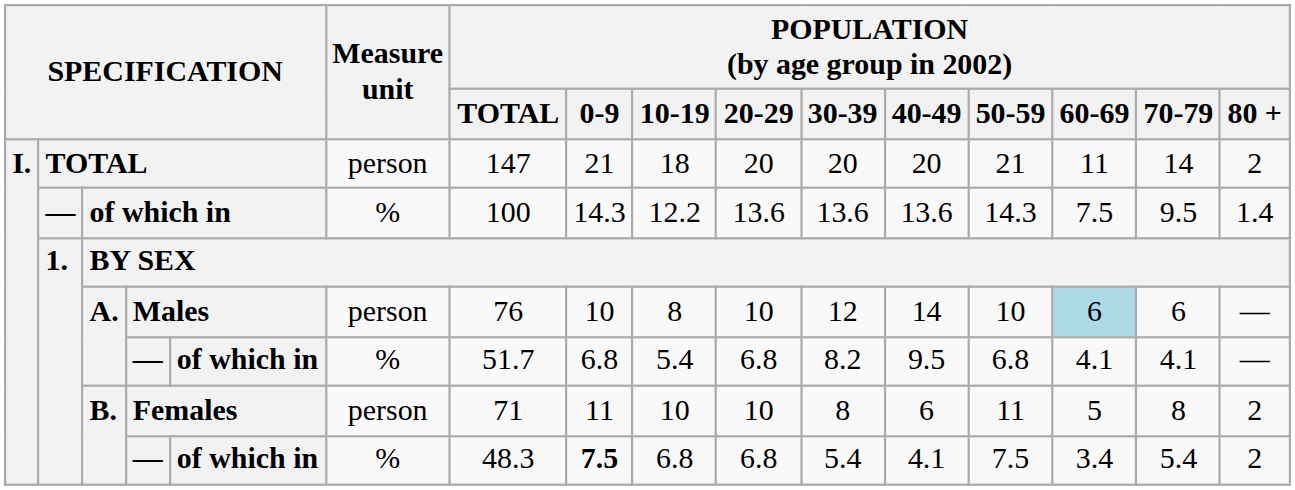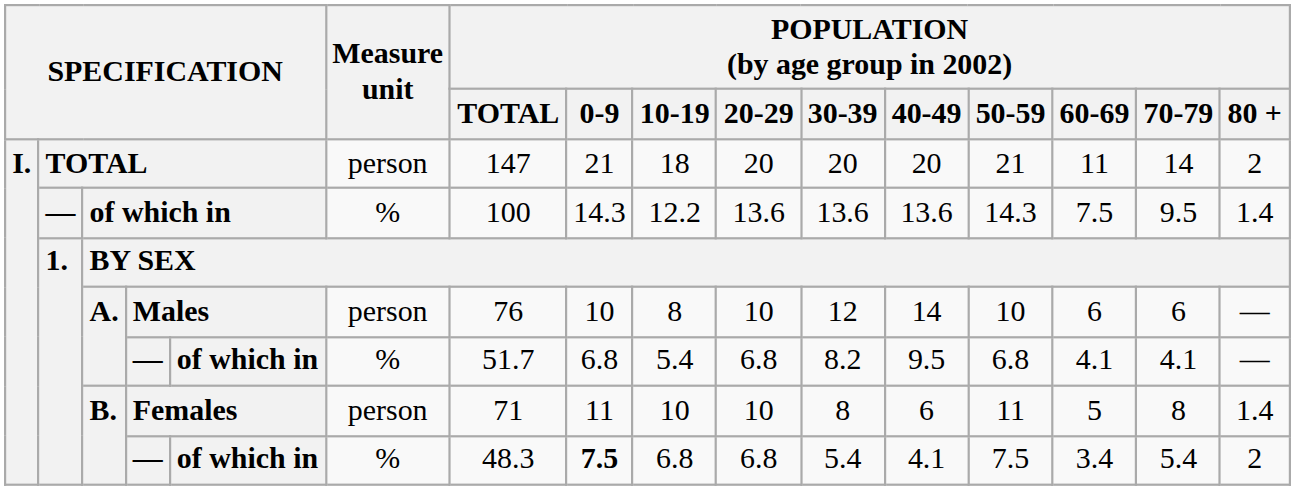(1094, 310) lightblue background -> (1094, 310) no background
(1255, 409) 2 -> (1255, 409) 1.4
